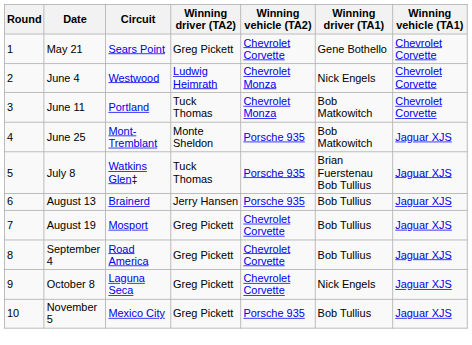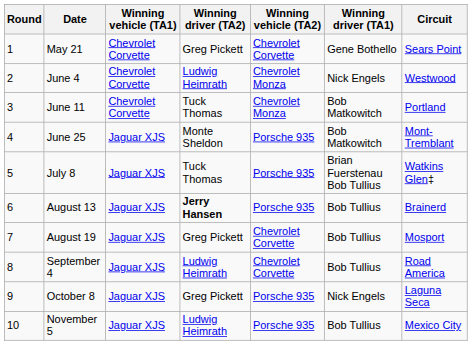columns swapped: (138, 19) <-> (430, 19)
(206, 202) normal -> (202, 208) bold
(203, 255) Greg Pickett -> (205, 267) Ludwig Heimrath
(267, 285) Chevrolet Corvette -> (284, 297) Porsche 935
(203, 314) Greg Pickett -> (205, 326) Ludwig Heimrath
